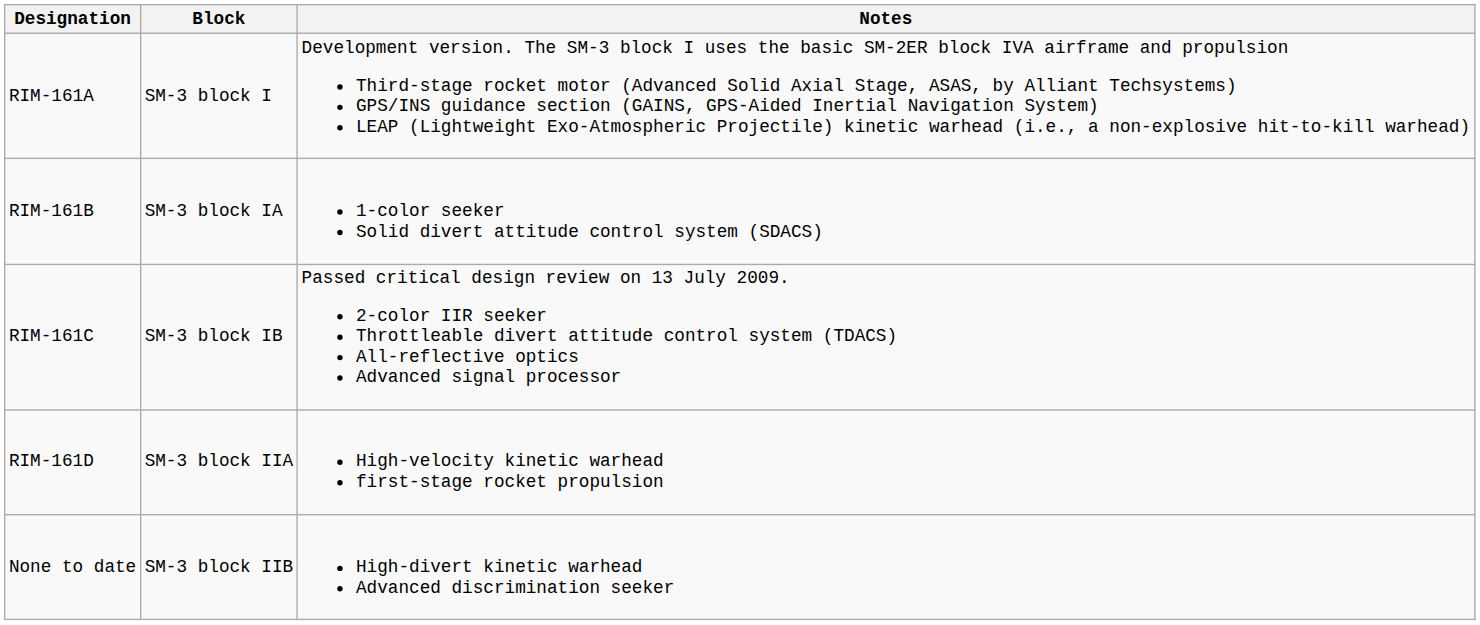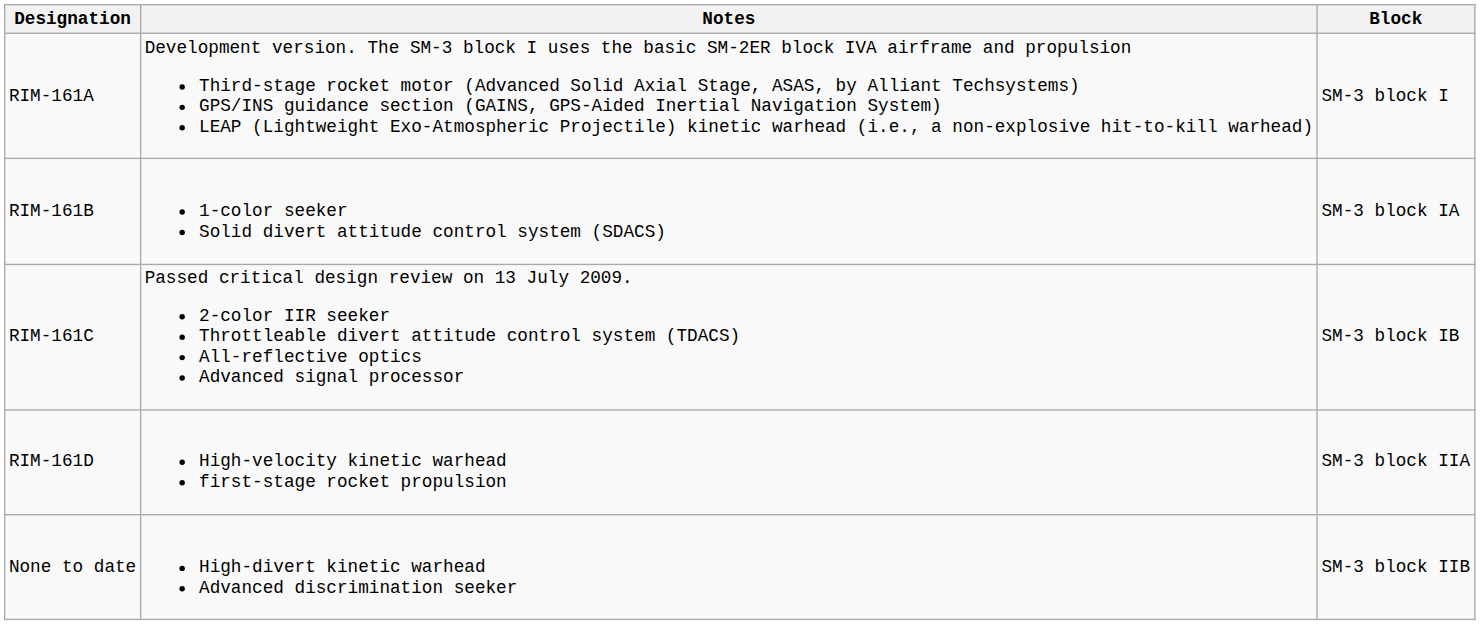columns swapped: (219, 19) <-> (886, 19)
